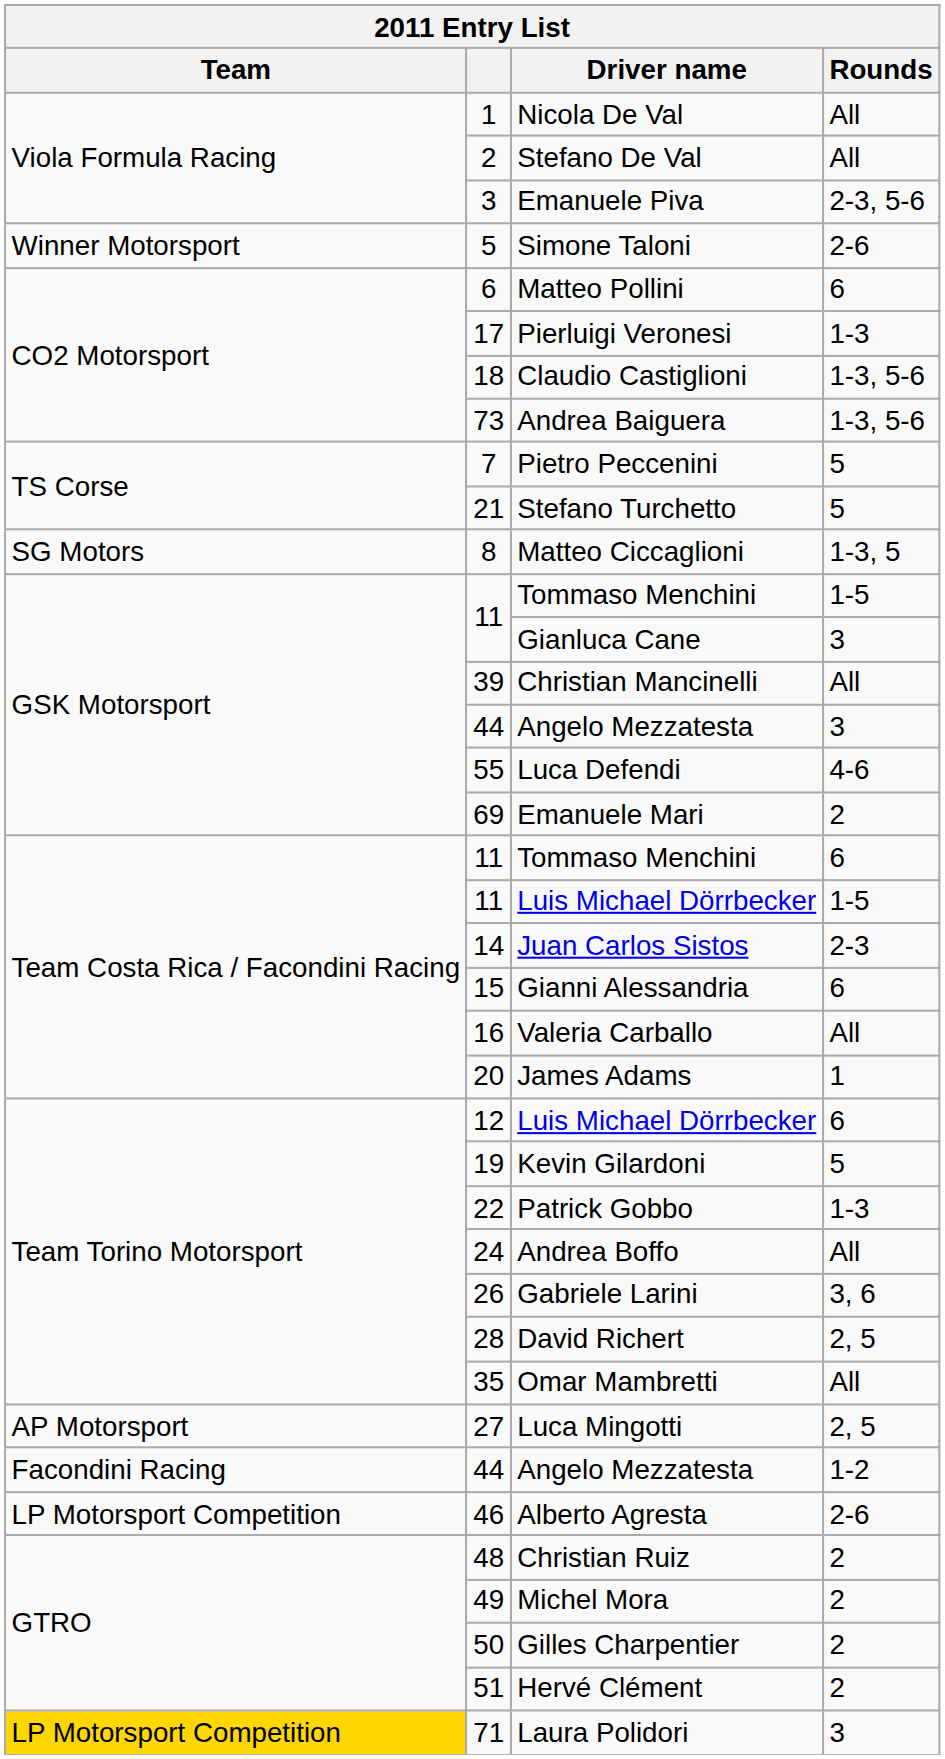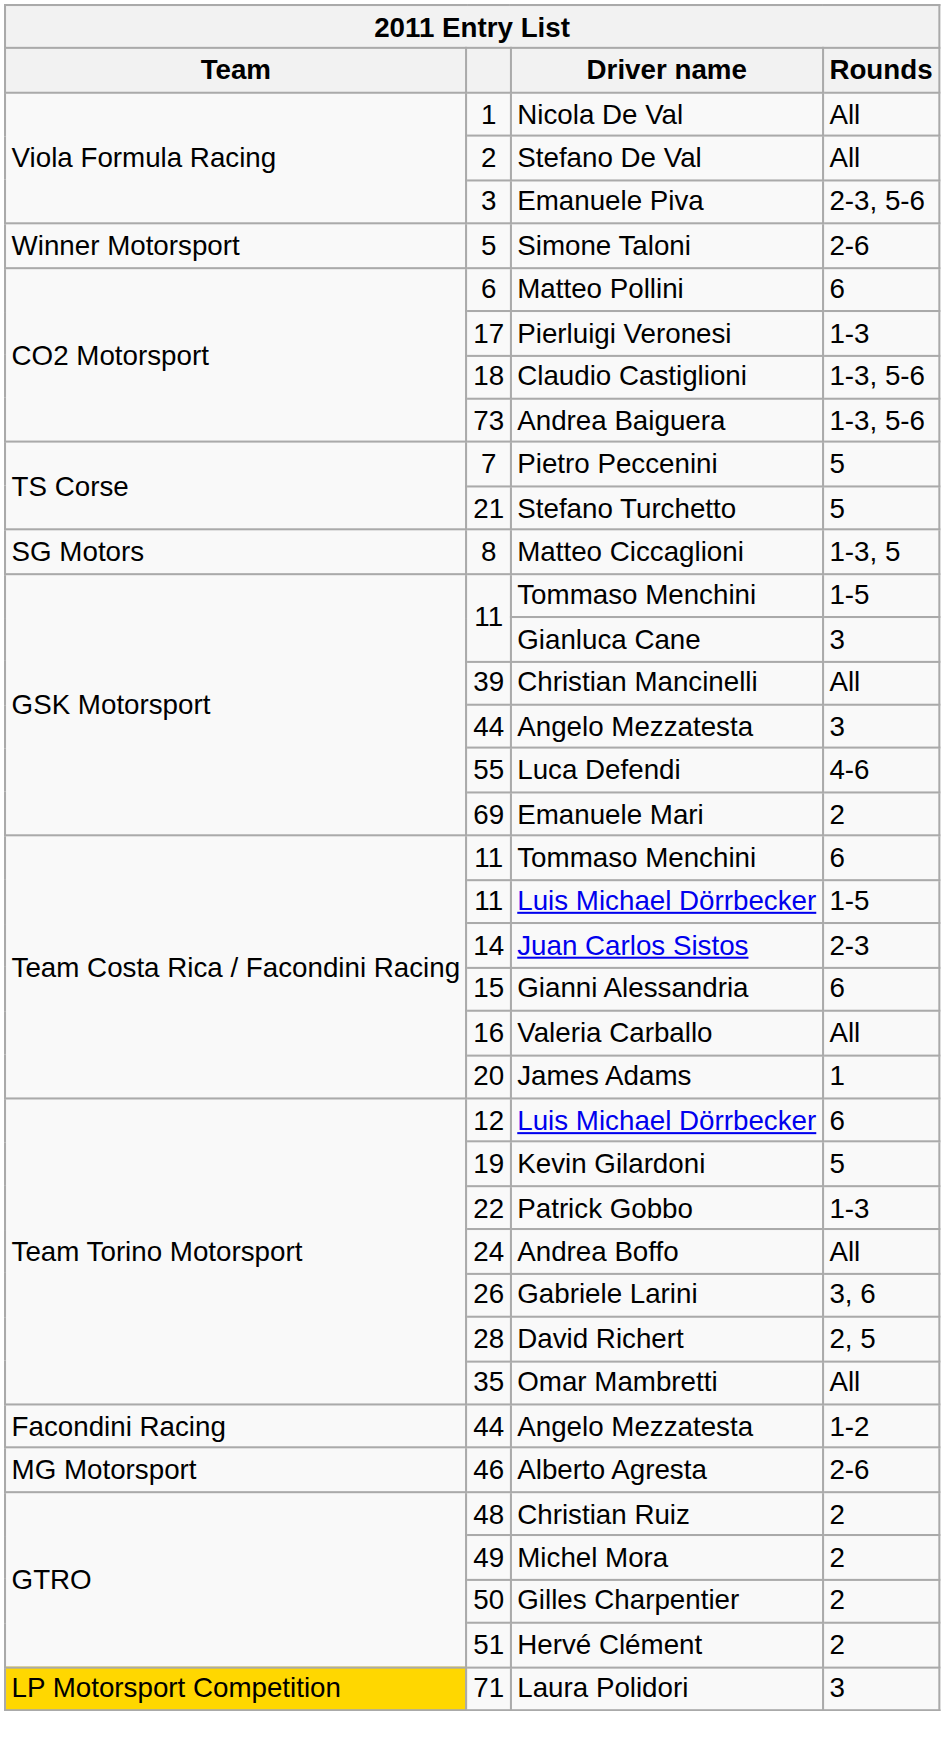- row: (600, 1426)
(176, 1513) LP Motorsport Competition -> (104, 1470) MG Motorsport
